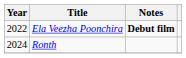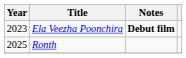(17, 28) 2022 -> (17, 28) 2023
(17, 45) 2024 -> (17, 45) 2025
